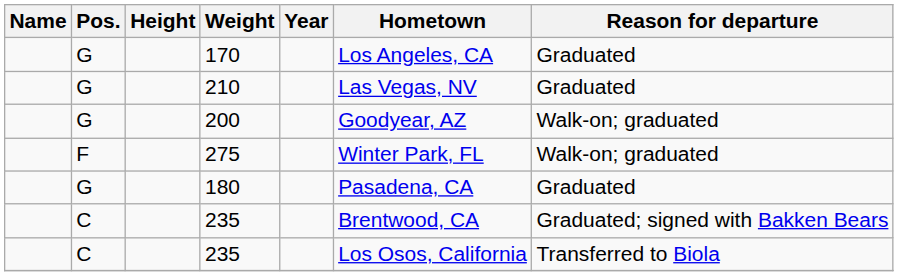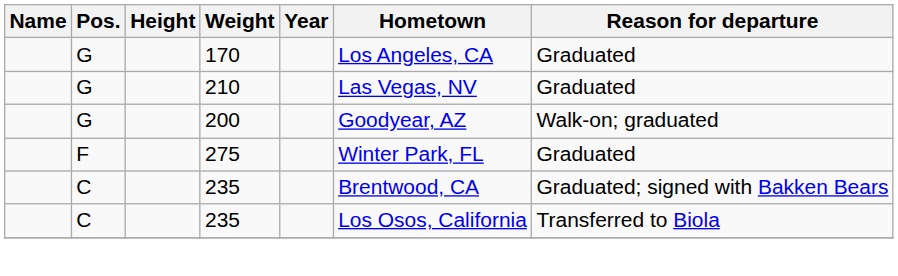(628, 154) Walk-on; graduated -> (586, 154) Graduated
- row: (84, 187)
